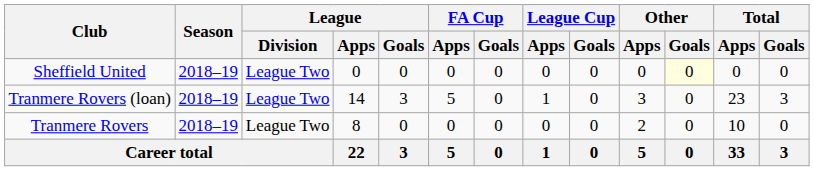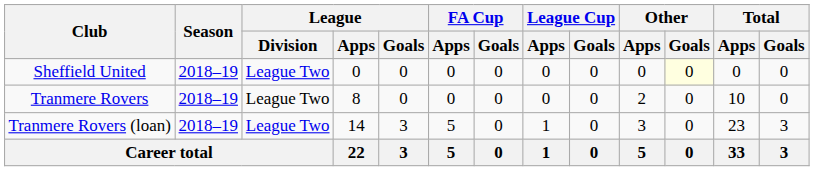rows swapped: (90, 98) <-> (90, 125)
